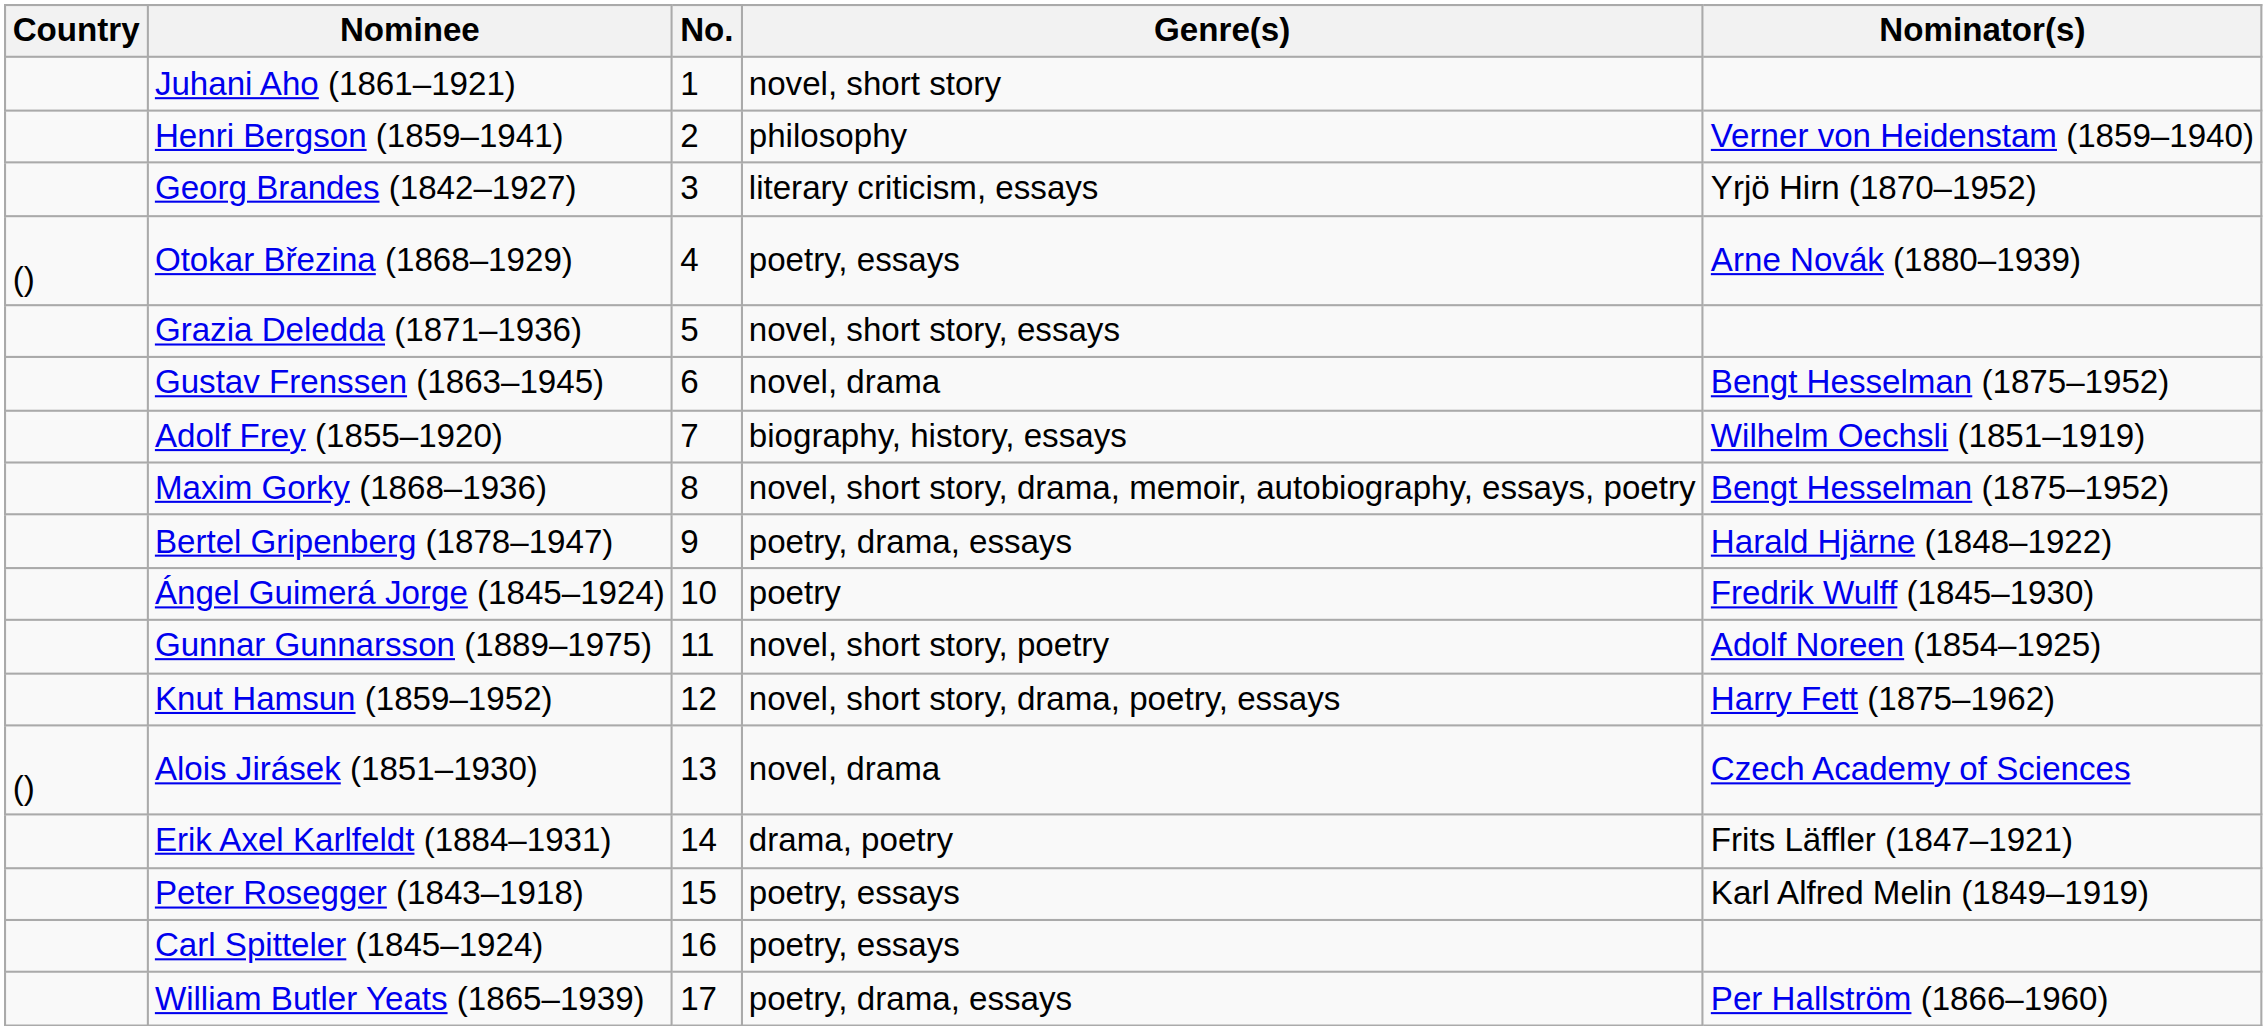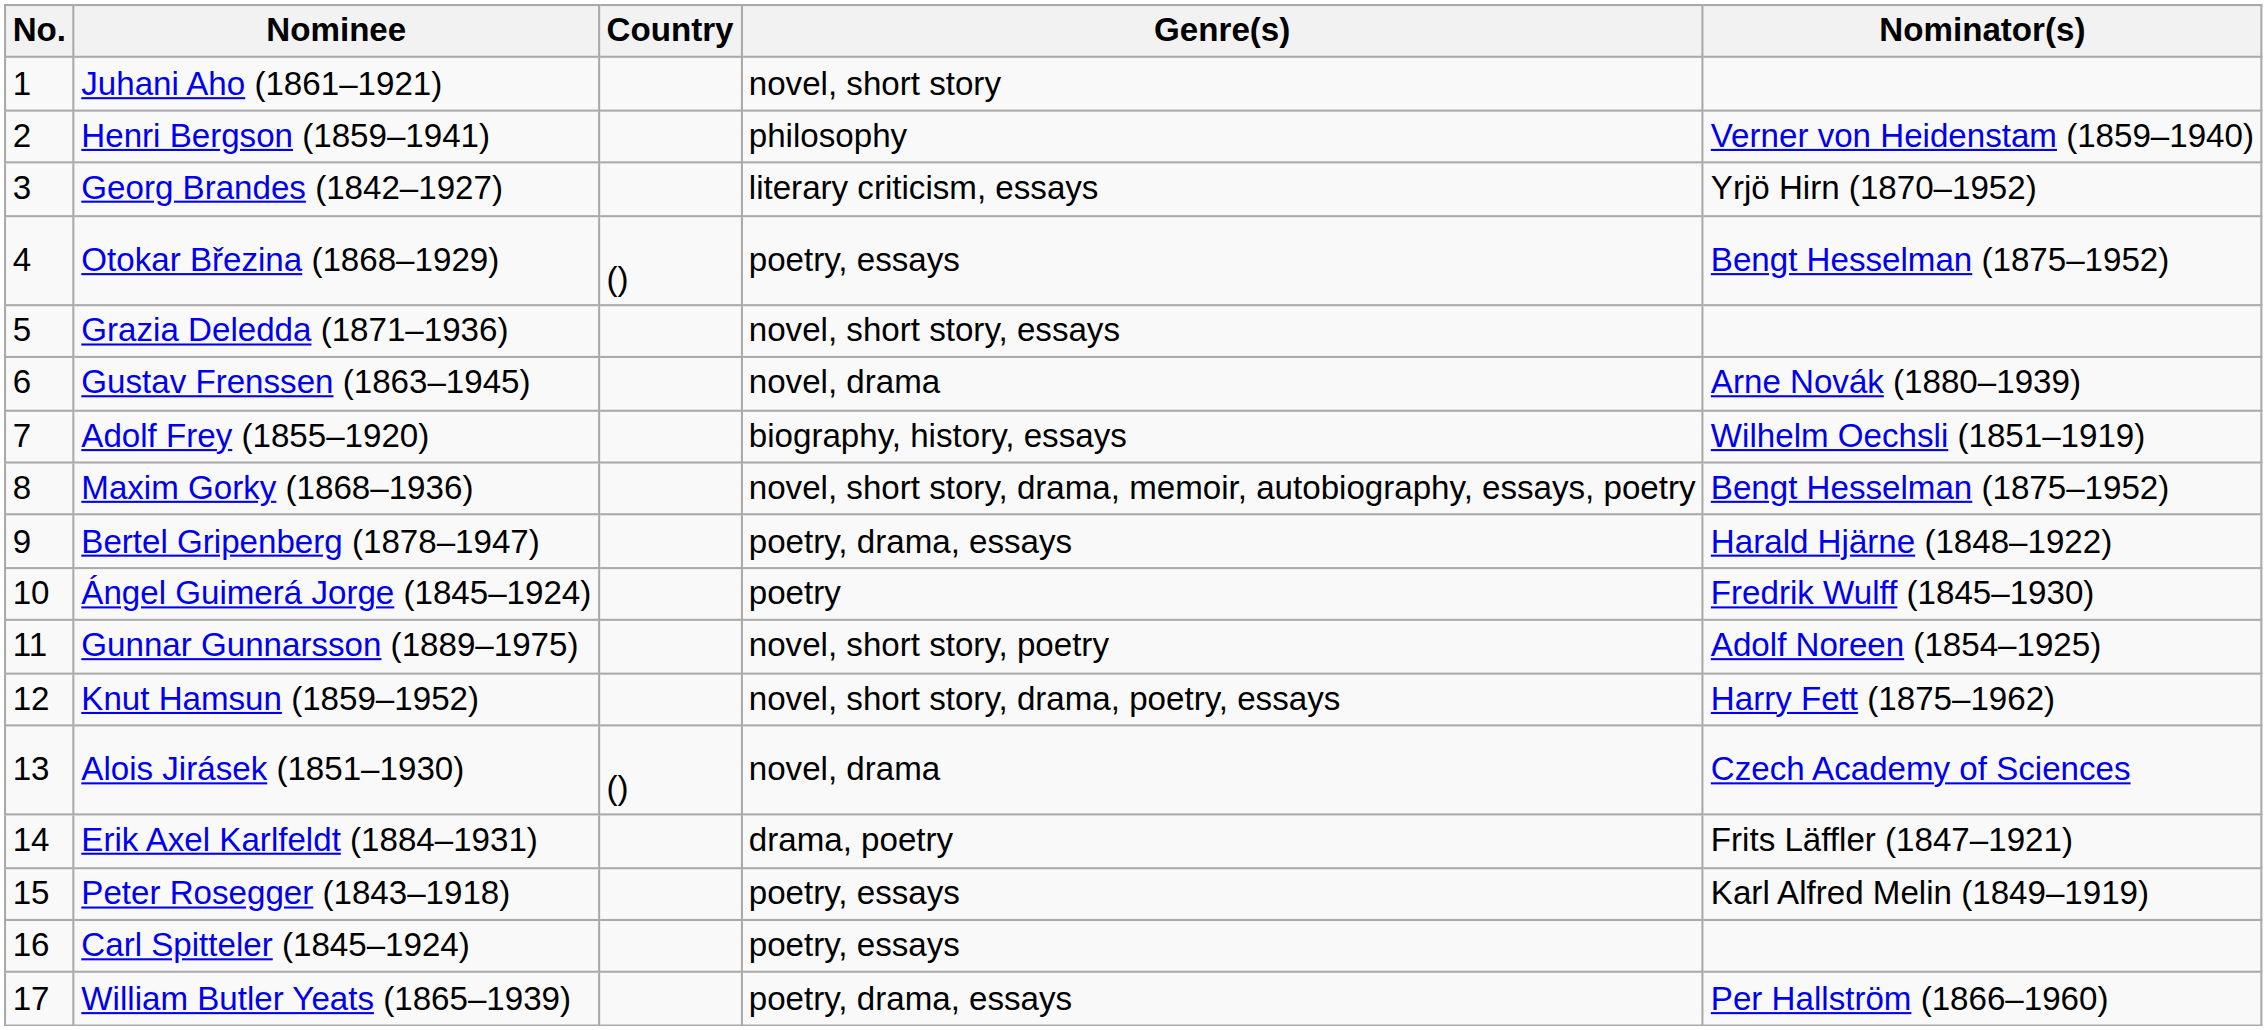columns swapped: (707, 30) <-> (76, 30)
(1896, 259) Arne Novák (1880–1939) -> (1940, 259) Bengt Hesselman (1875–1952)
(1940, 383) Bengt Hesselman (1875–1952) -> (1896, 383) Arne Novák (1880–1939)
